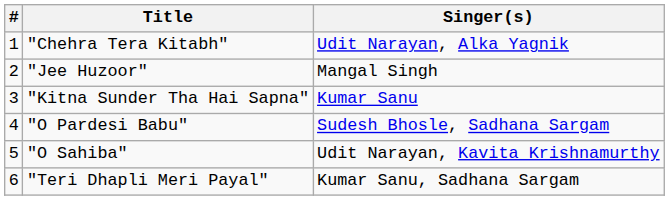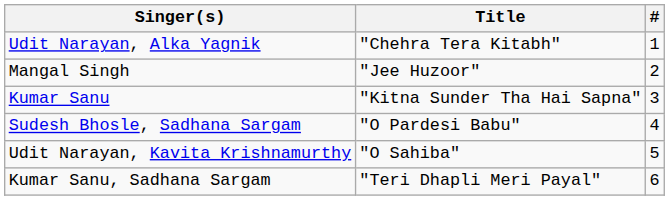columns swapped: (14, 19) <-> (488, 19)
